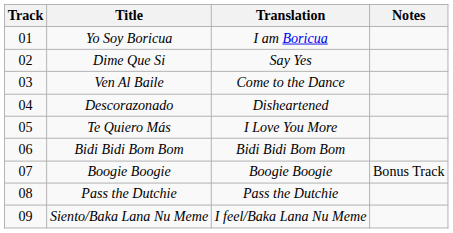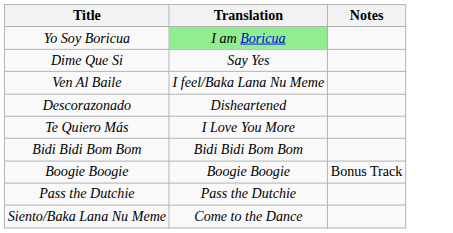- column: (26, 15)
(291, 37) no background -> (248, 37) lightgreen background
(291, 82) Come to the Dance -> (248, 82) I feel/Baka Lana Nu Meme
(291, 216) I feel/Baka Lana Nu Meme -> (248, 216) Come to the Dance
